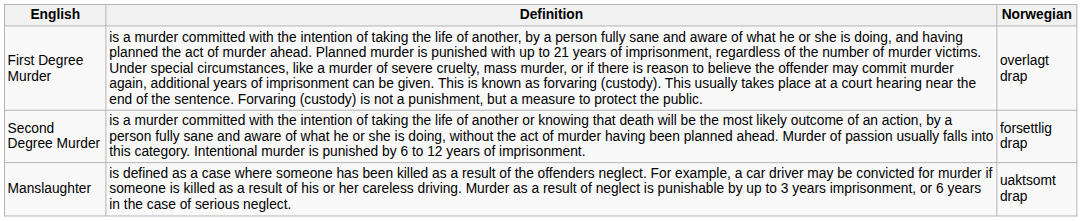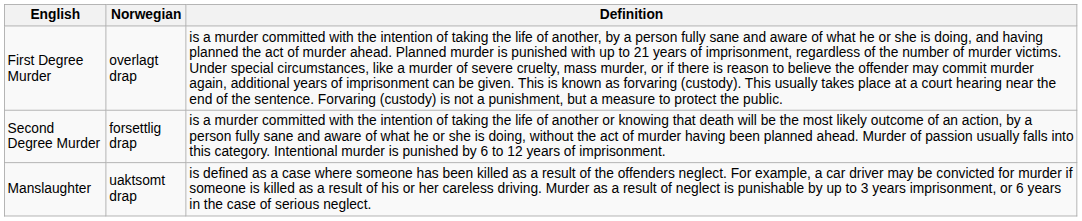columns swapped: (1037, 15) <-> (551, 15)
